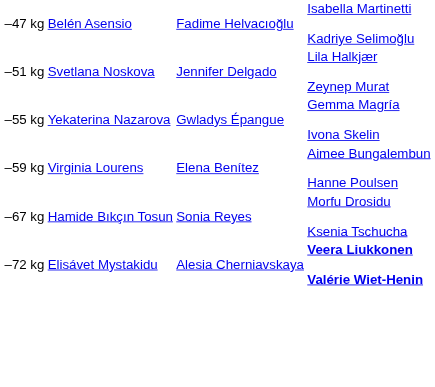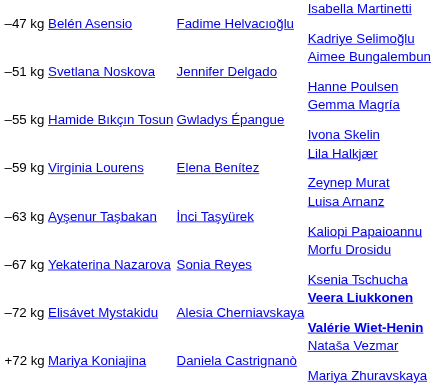(348, 72) Lila Halkjær Zeynep Murat -> (369, 72) Aimee Bungalembun Hanne Poulsen
(109, 120) Yekaterina Nazarova -> (111, 120) Hamide Bıkçın Tosun
(369, 168) Aimee Bungalembun Hanne Poulsen -> (349, 168) Lila Halkjær Zeynep Murat
+ row: (24, 216)
(110, 216) Hamide Bıkçın Tosun -> (109, 264) Yekaterina Nazarova
+ row: (25, 360)
